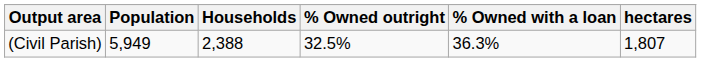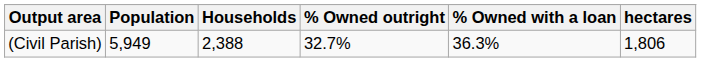(327, 43) 32.5% -> (327, 43) 32.7%
(645, 43) 1,807 -> (645, 43) 1,806
